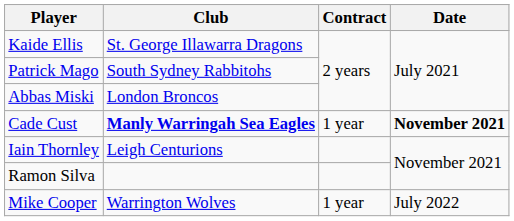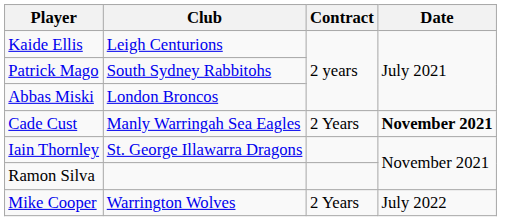(205, 44) St. George Illawarra Dragons -> (165, 44) Leigh Centurions
(211, 123) bold -> (204, 123) normal
(343, 123) 1 year -> (335, 123) 2 Years
(165, 149) Leigh Centurions -> (205, 149) St. George Illawarra Dragons
(343, 202) 1 year -> (335, 202) 2 Years
